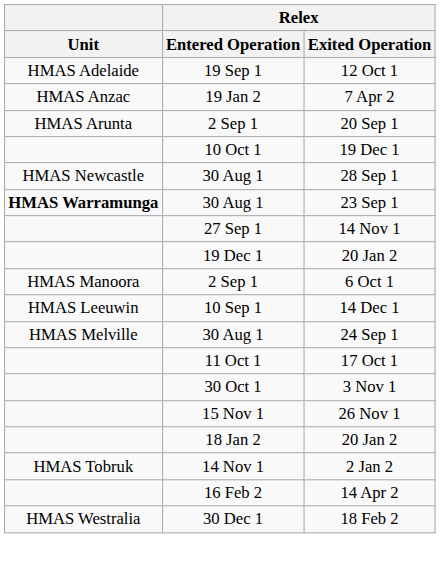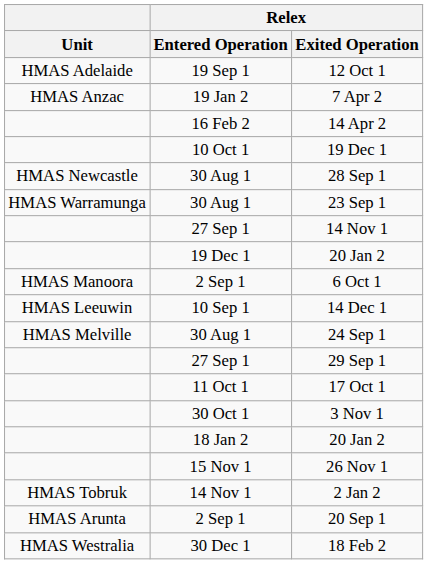rows swapped: (233, 123) <-> (233, 492)
(83, 202) bold -> (77, 202) normal
+ row: (221, 360)
rows swapped: (233, 413) <-> (233, 439)
